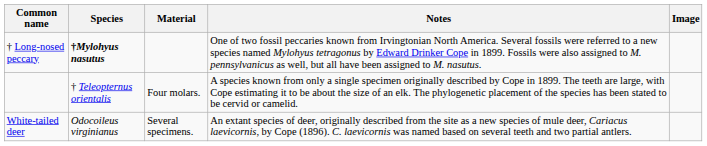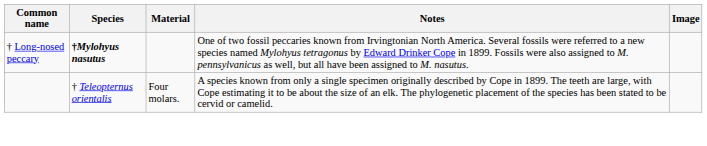- row: (33, 126)
